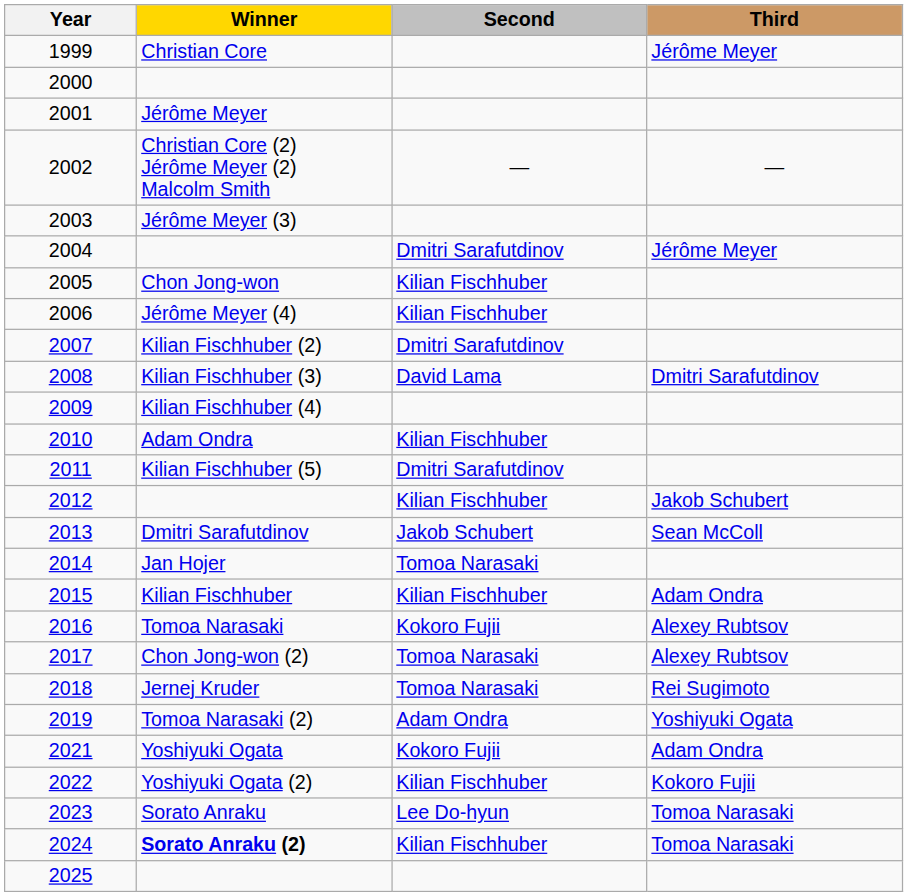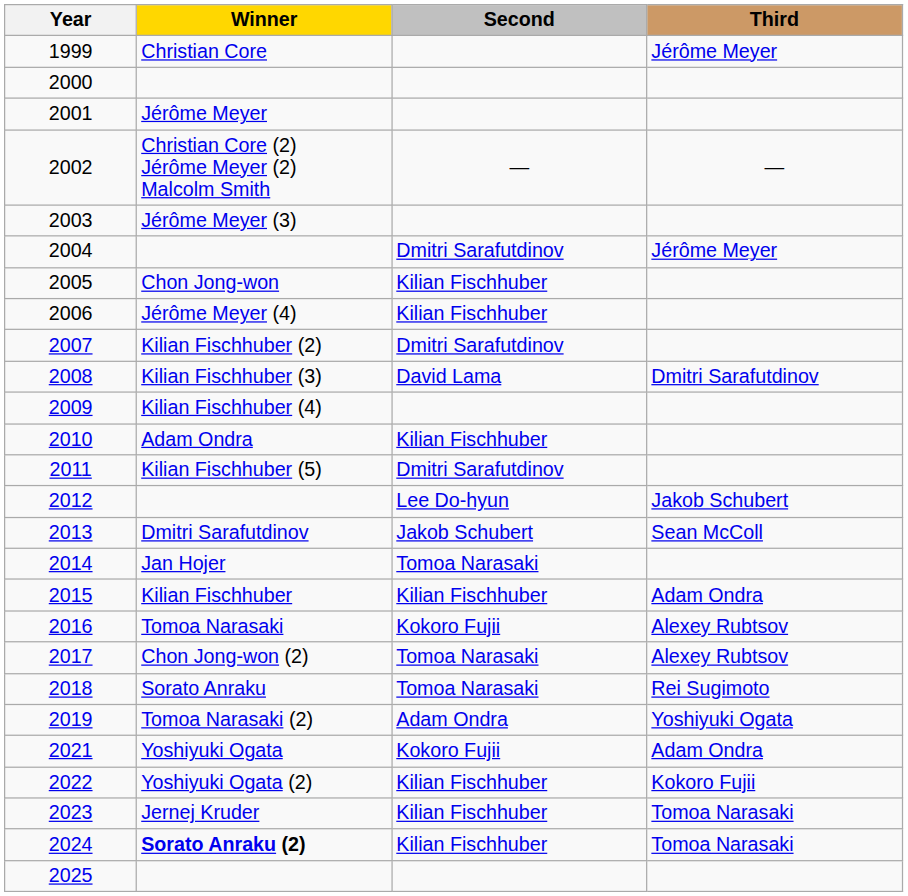(472, 501) Kilian Fischhuber -> (453, 501) Lee Do-hyun
(200, 688) Jernej Kruder -> (204, 688) Sorato Anraku
(204, 813) Sorato Anraku -> (200, 813) Jernej Kruder
(453, 813) Lee Do-hyun -> (472, 813) Kilian Fischhuber
